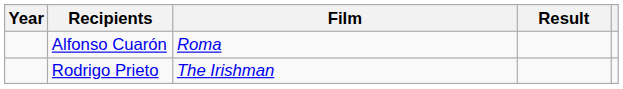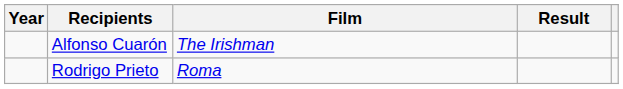(199, 45) Roma -> (226, 45) The Irishman
(226, 71) The Irishman -> (199, 71) Roma
